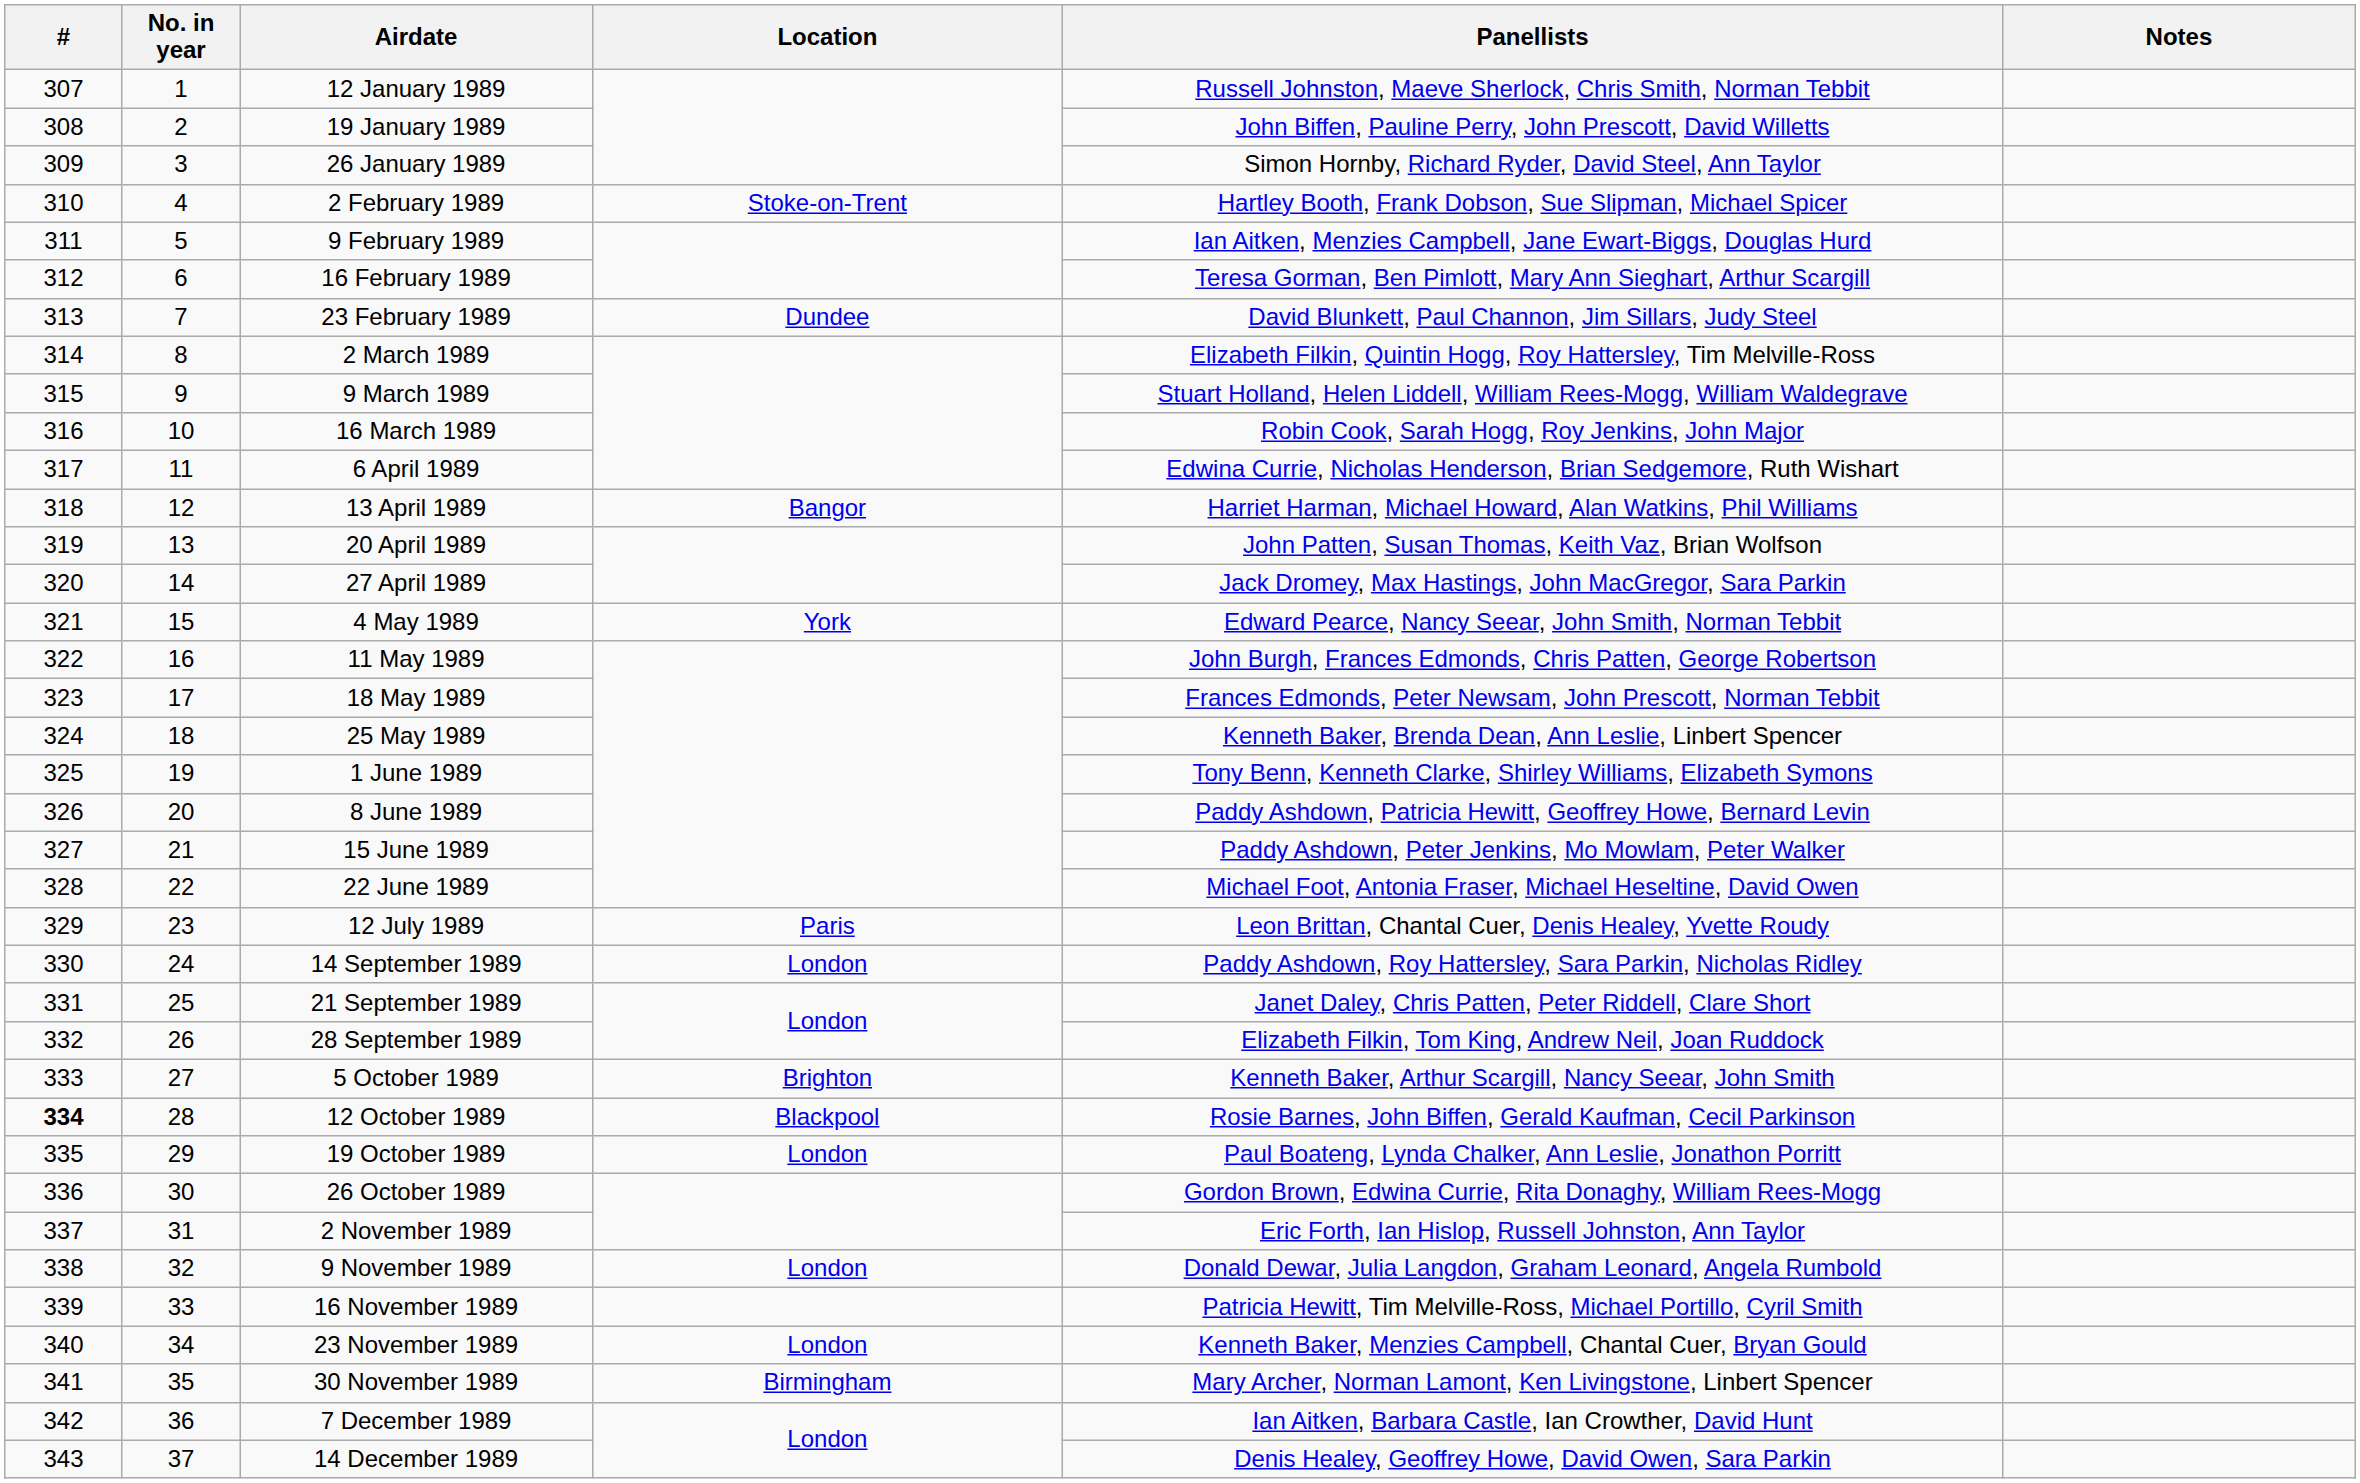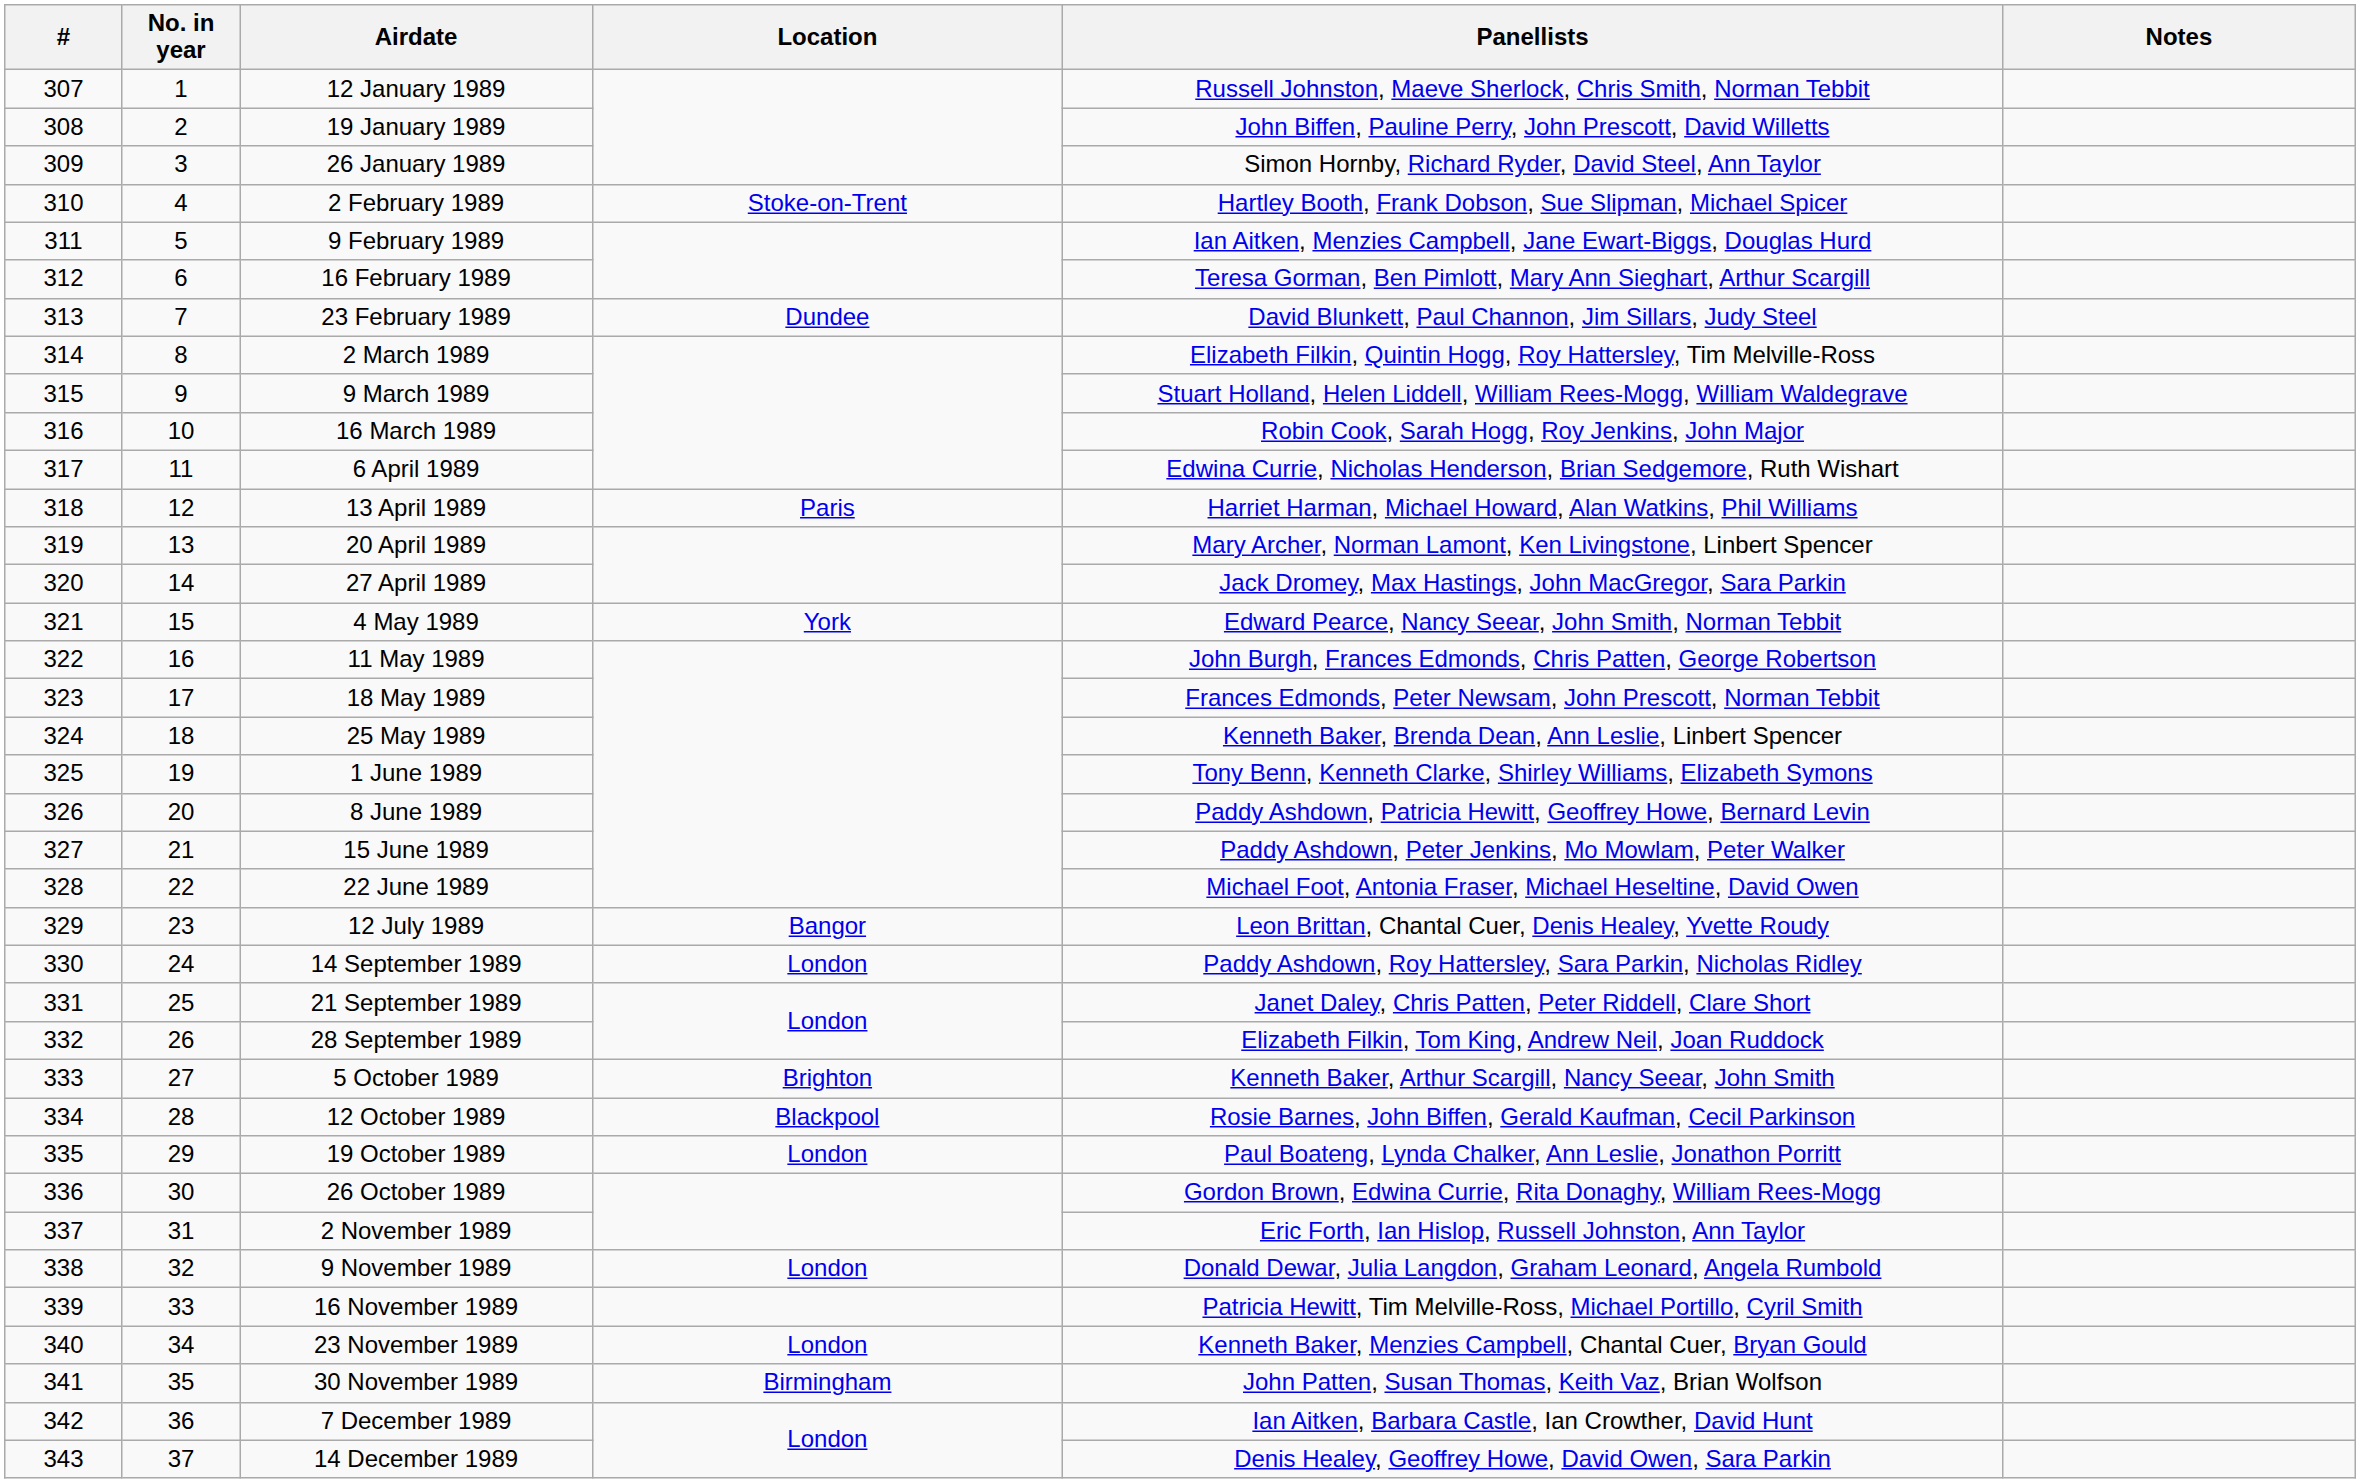(827, 507) Bangor -> (827, 507) Paris
(1533, 545) John Patten, Susan Thomas, Keith Vaz, Brian Wolfson -> (1533, 545) Mary Archer, Norman Lamont, Ken Livingstone, Linbert Spencer
(827, 925) Paris -> (827, 925) Bangor
(63, 1116) bold -> (63, 1116) normal
(1533, 1382) Mary Archer, Norman Lamont, Ken Livingstone, Linbert Spencer -> (1533, 1382) John Patten, Susan Thomas, Keith Vaz, Brian Wolfson
